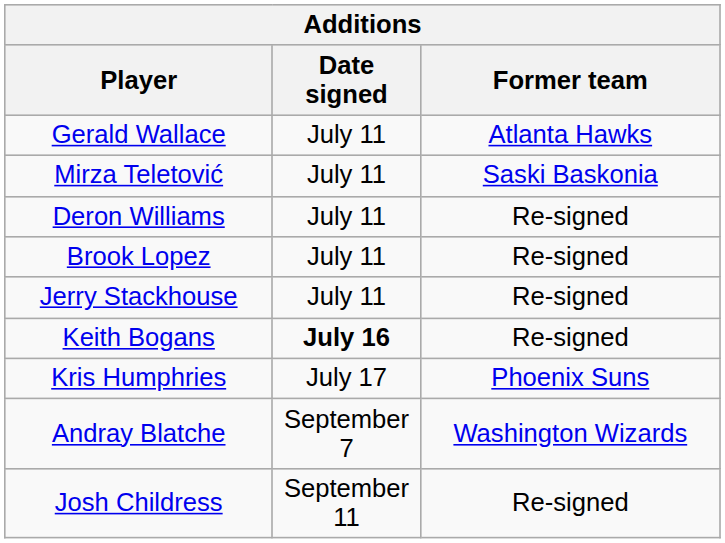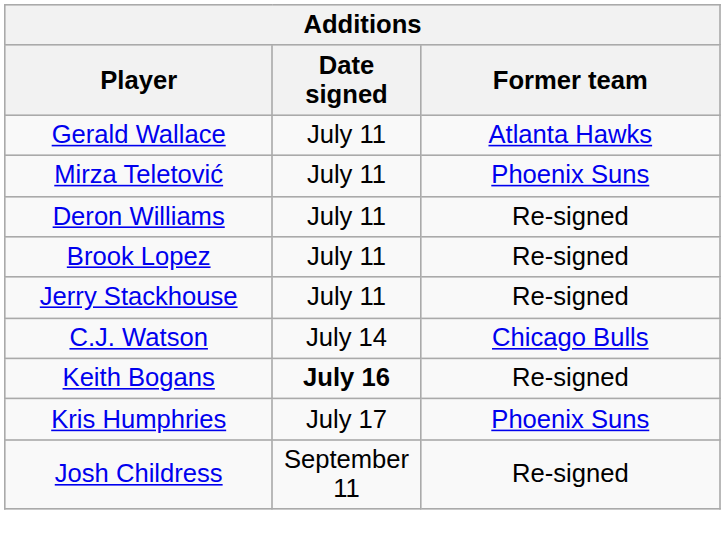(570, 175) Saski Baskonia -> (570, 175) Phoenix Suns
+ row: (139, 337)
- row: (139, 433)
